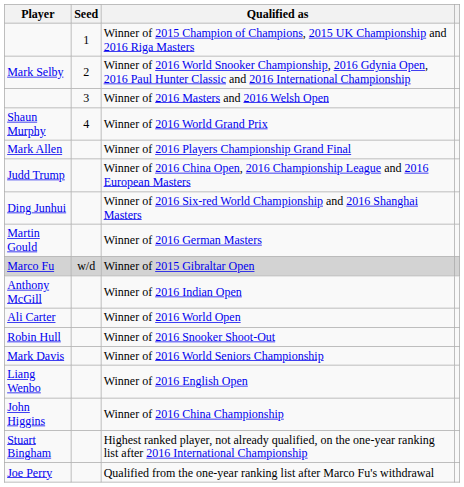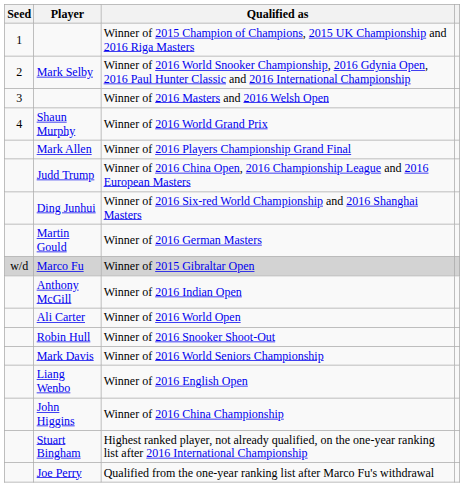columns swapped: (86, 14) <-> (38, 14)
